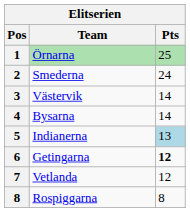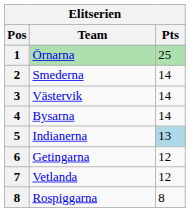(165, 75) 24 -> (165, 75) 14
(165, 156) bold -> (165, 156) normal
